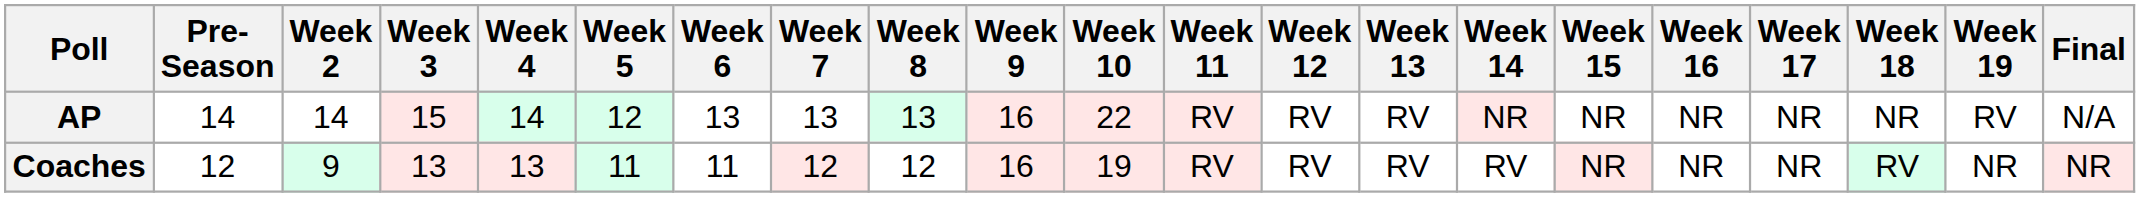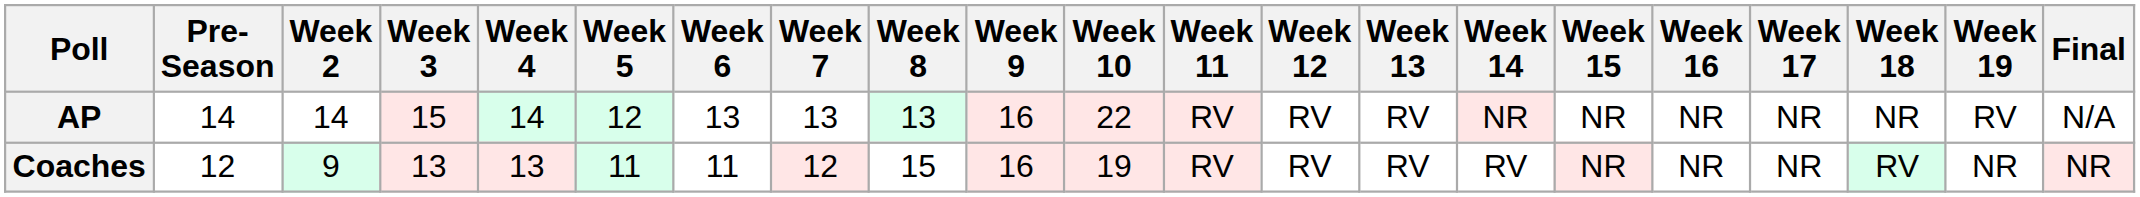(918, 167) 12 -> (918, 167) 15
